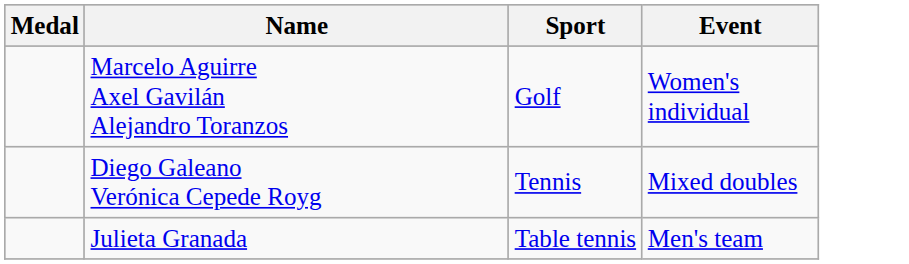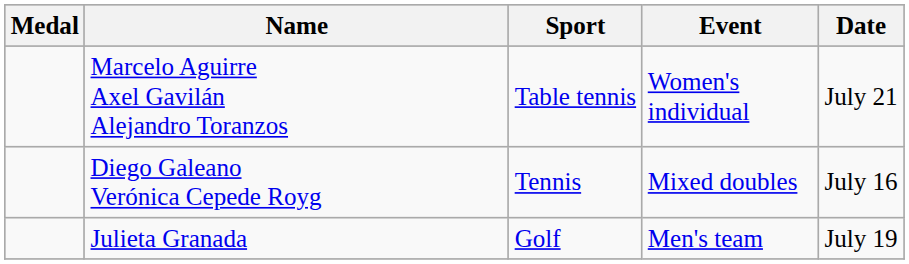+ column: (861, 25)
(538, 96) Golf -> (575, 96) Table tennis
(575, 238) Table tennis -> (538, 238) Golf
